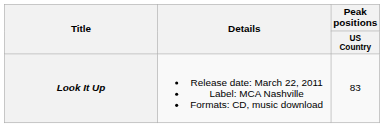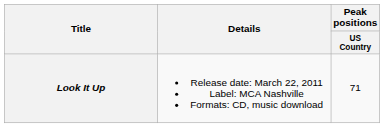(355, 88) 83 -> (355, 88) 71
